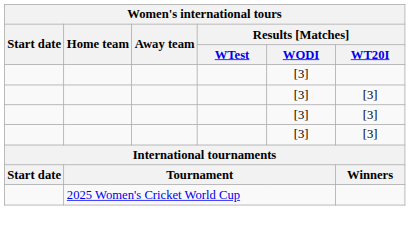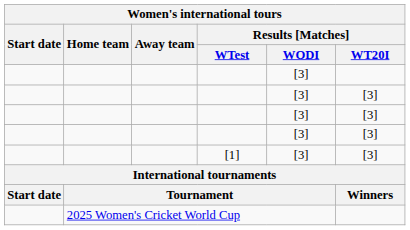+ row: (98, 155)
